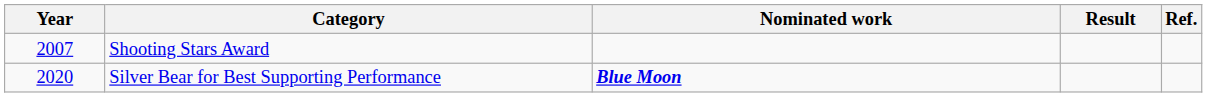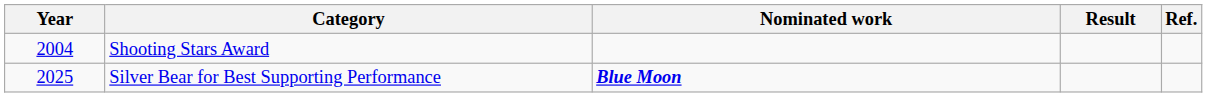(55, 48) 2007 -> (55, 48) 2004
(55, 77) 2020 -> (55, 77) 2025
